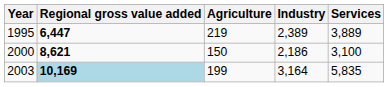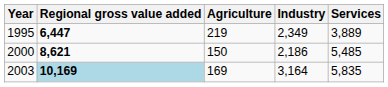(293, 33) 2,389 -> (293, 33) 2,349
(346, 52) 3,100 -> (346, 52) 5,485
(217, 71) 199 -> (217, 71) 169
